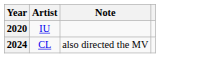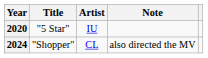+ column: (53, 12)
